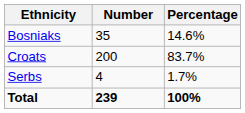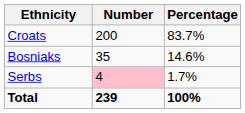rows swapped: (27, 56) <-> (34, 35)
(99, 77) no background -> (99, 77) pink background
